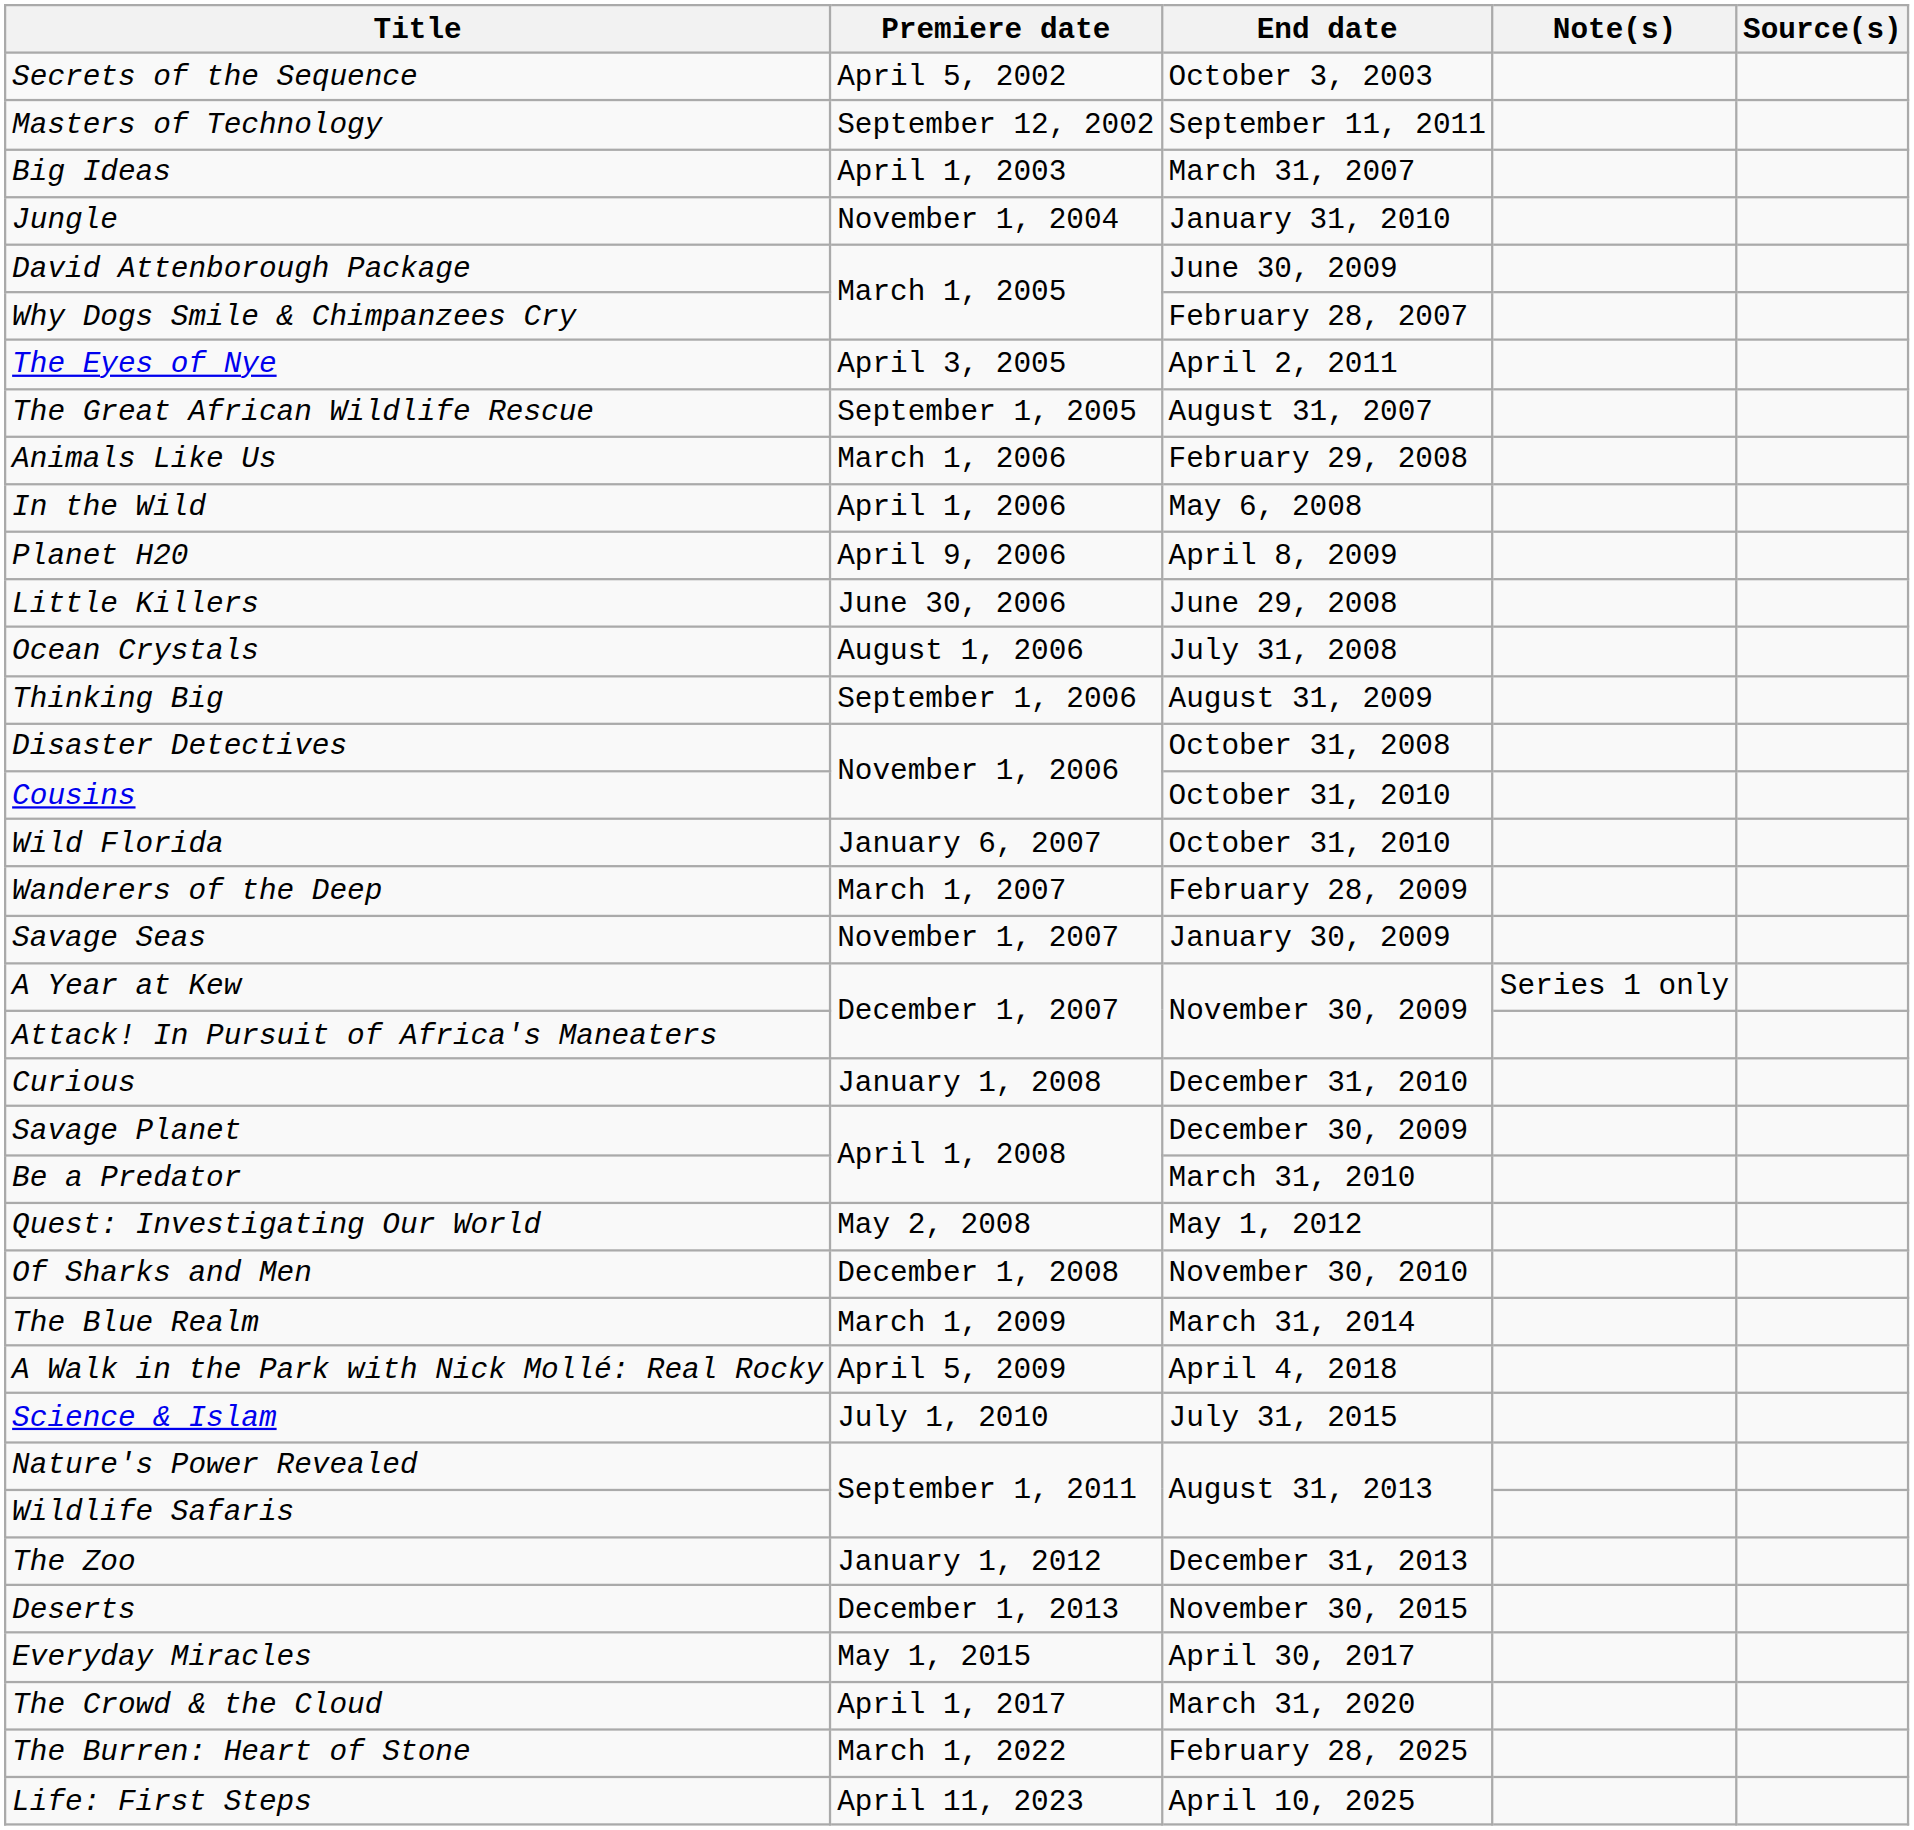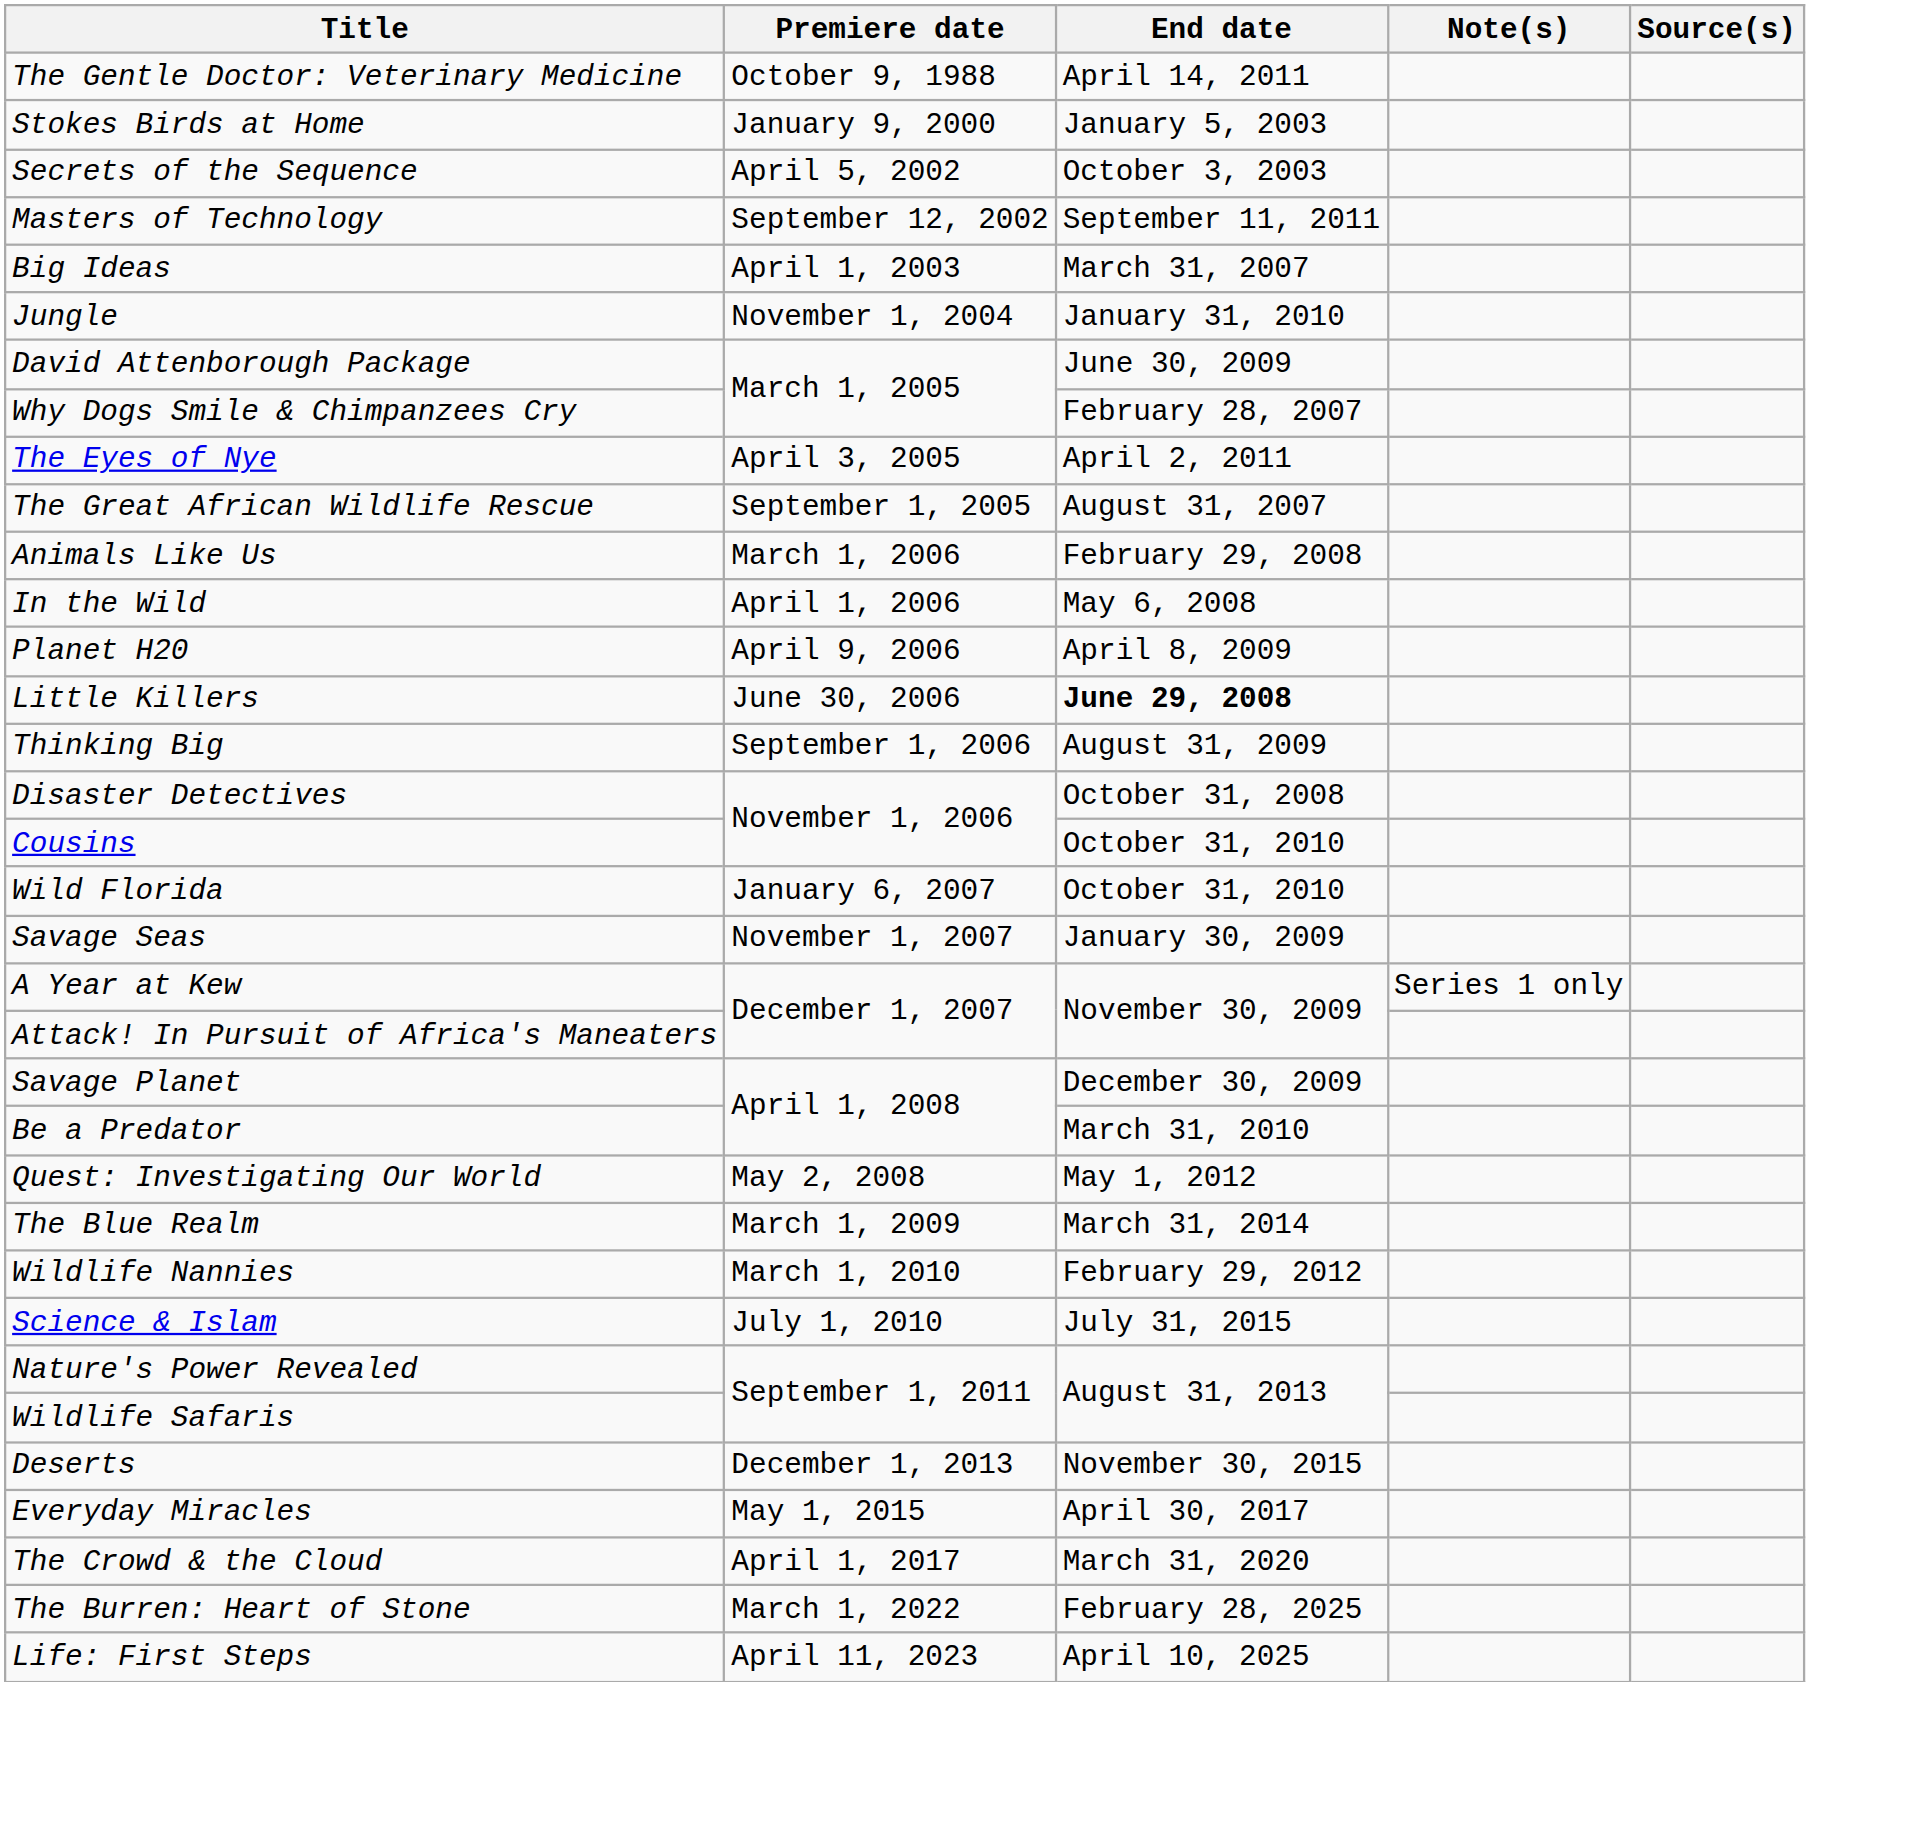+ row: (347, 77)
+ row: (188, 125)
(1283, 604) normal -> (1177, 699) bold
- row: (136, 652)
- row: (197, 891)
- row: (74, 1083)
- row: (162, 1274)
- row: (418, 1370)
+ row: (153, 1274)
- row: (74, 1561)
